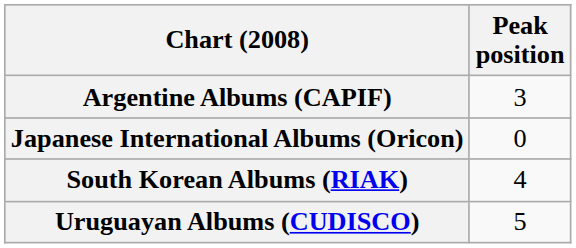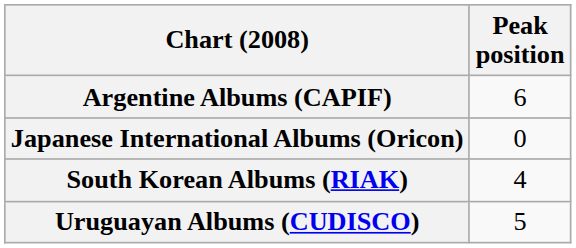(520, 96) 3 -> (520, 96) 6
